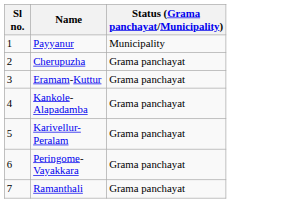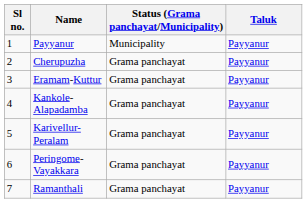+ column: (264, 19)
